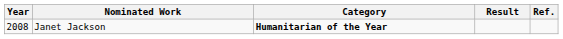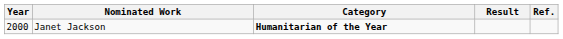(17, 27) 2008 -> (17, 27) 2000
